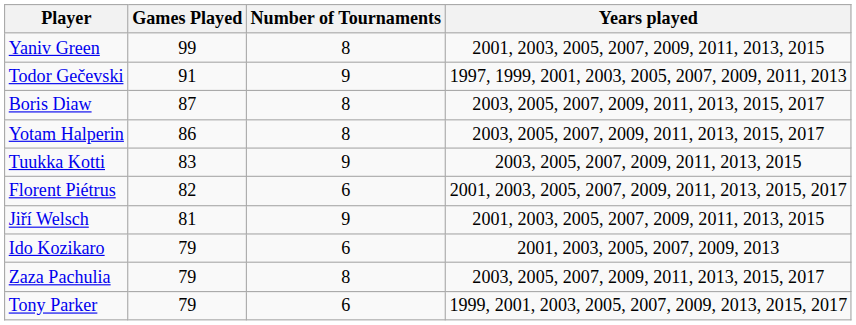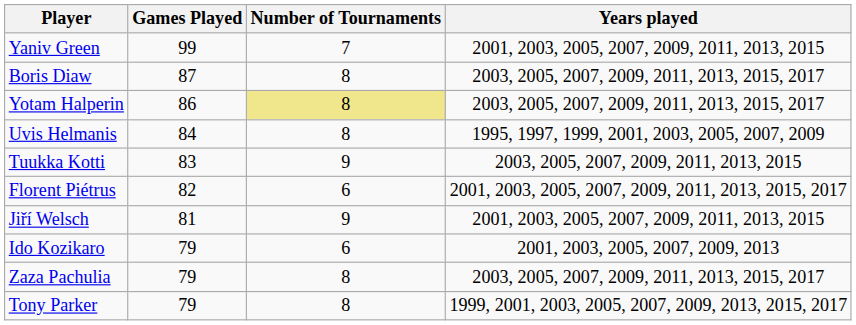(346, 47) 8 -> (346, 47) 7
- row: (66, 76)
(346, 133) no background -> (346, 104) khaki background
+ row: (63, 133)
(346, 305) 6 -> (346, 305) 8
